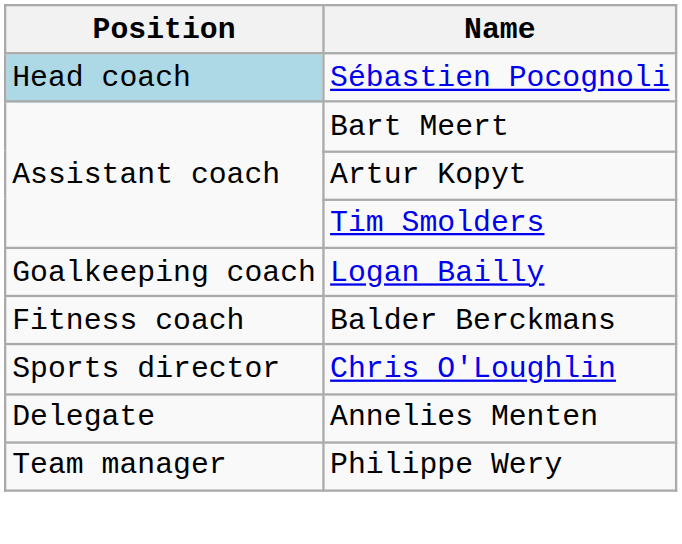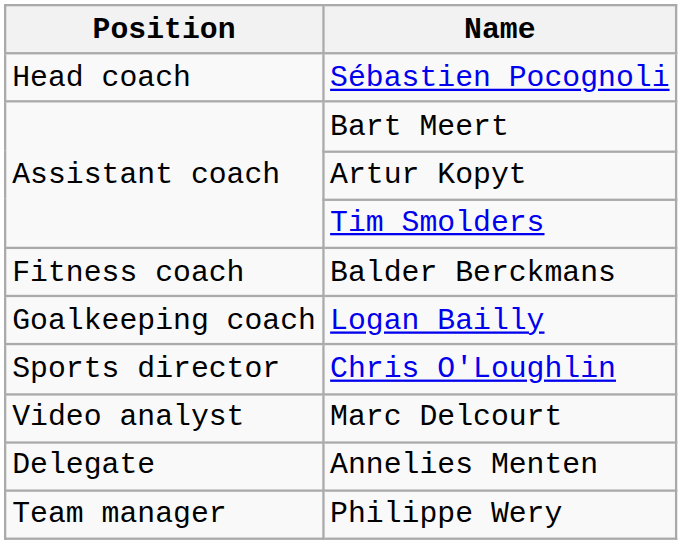(102, 78) lightblue background -> (102, 78) no background
rows swapped: (437, 272) <-> (473, 321)
+ row: (446, 418)
